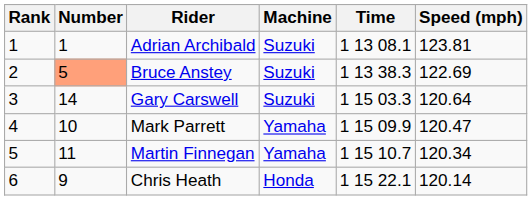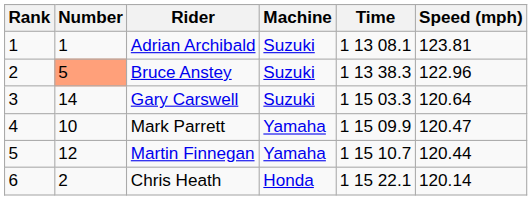(445, 72) 122.69 -> (445, 72) 122.96
(67, 153) 11 -> (68, 153) 12
(445, 153) 120.34 -> (445, 153) 120.44
(63, 180) 9 -> (63, 180) 2
